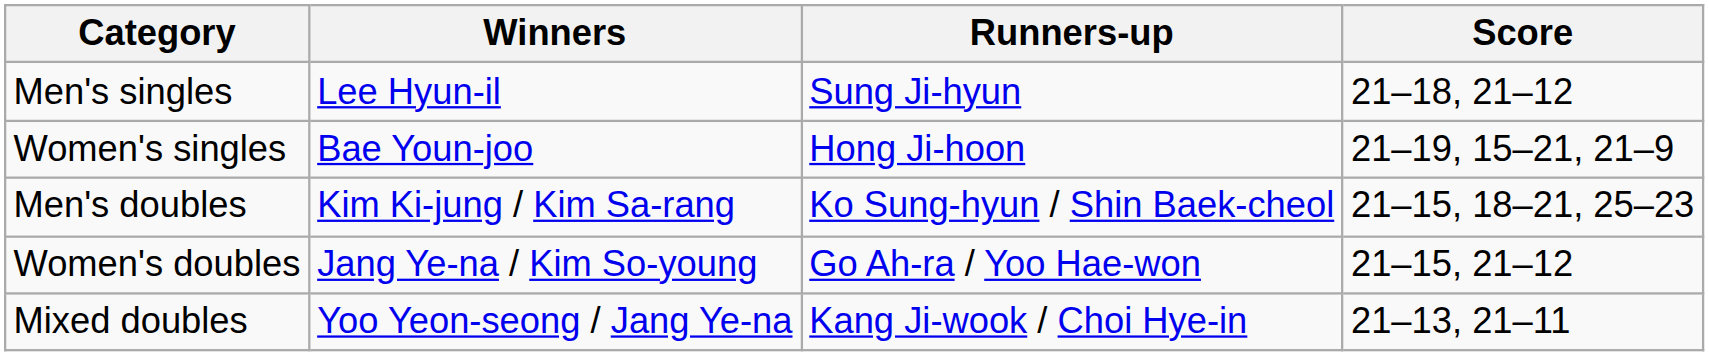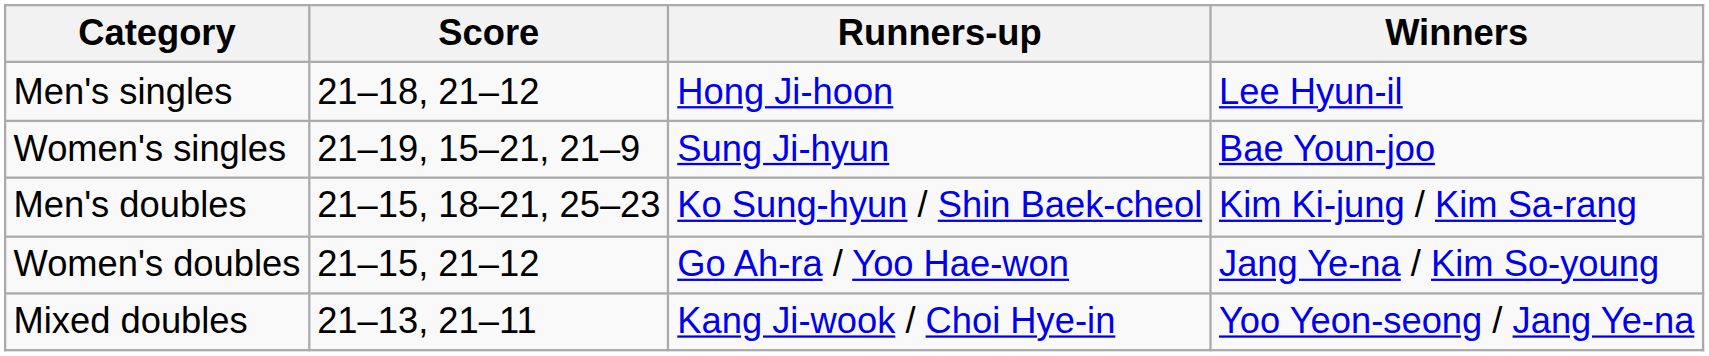columns swapped: (555, 33) <-> (1523, 33)
(915, 90) Sung Ji-hyun -> (785, 90) Hong Ji-hoon
(917, 148) Hong Ji-hoon -> (783, 148) Sung Ji-hyun
